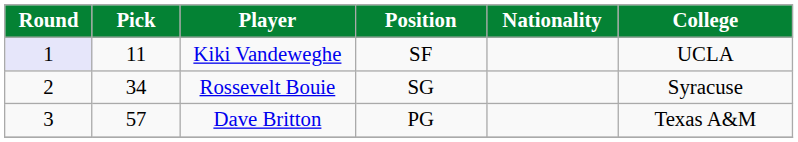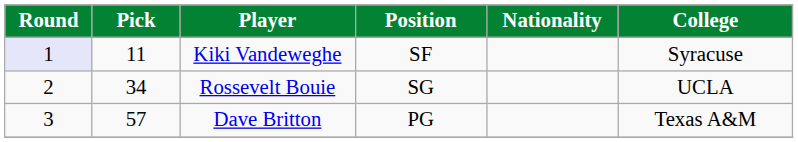(705, 53) UCLA -> (705, 53) Syracuse
(705, 86) Syracuse -> (705, 86) UCLA
